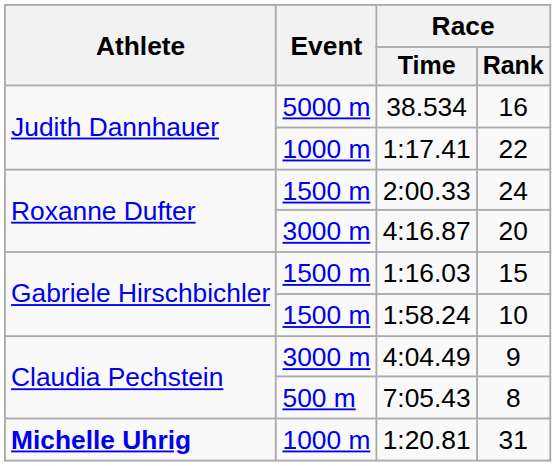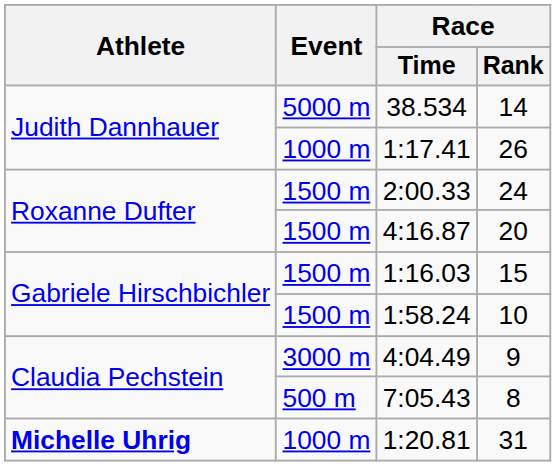(513, 107) 16 -> (513, 107) 14
(513, 149) 22 -> (513, 149) 26
(326, 232) 3000 m -> (326, 232) 1500 m
